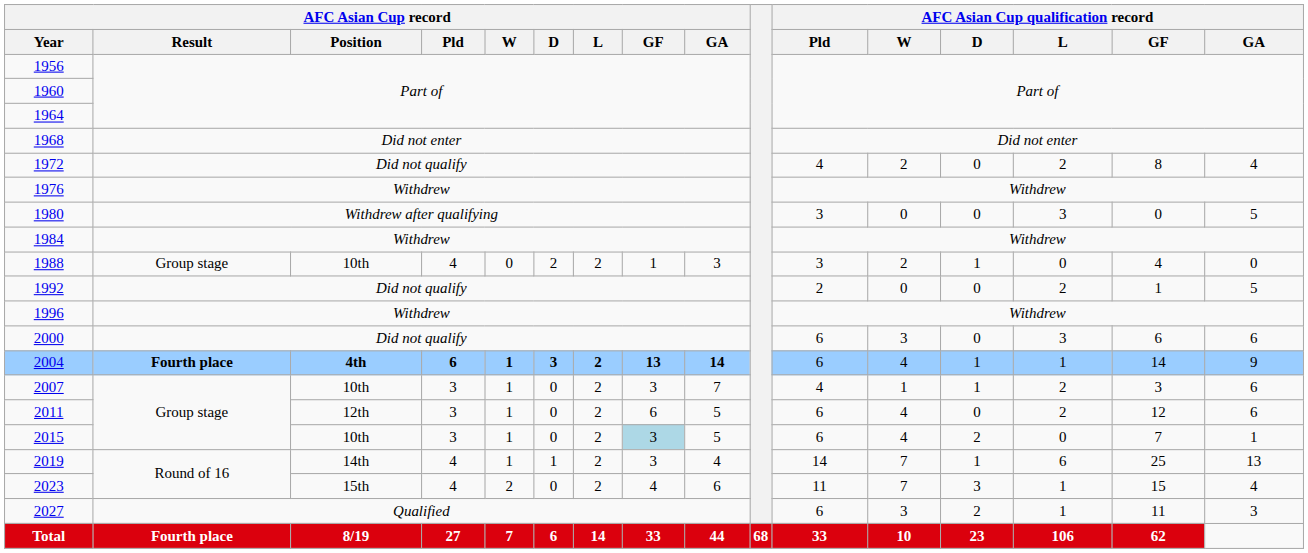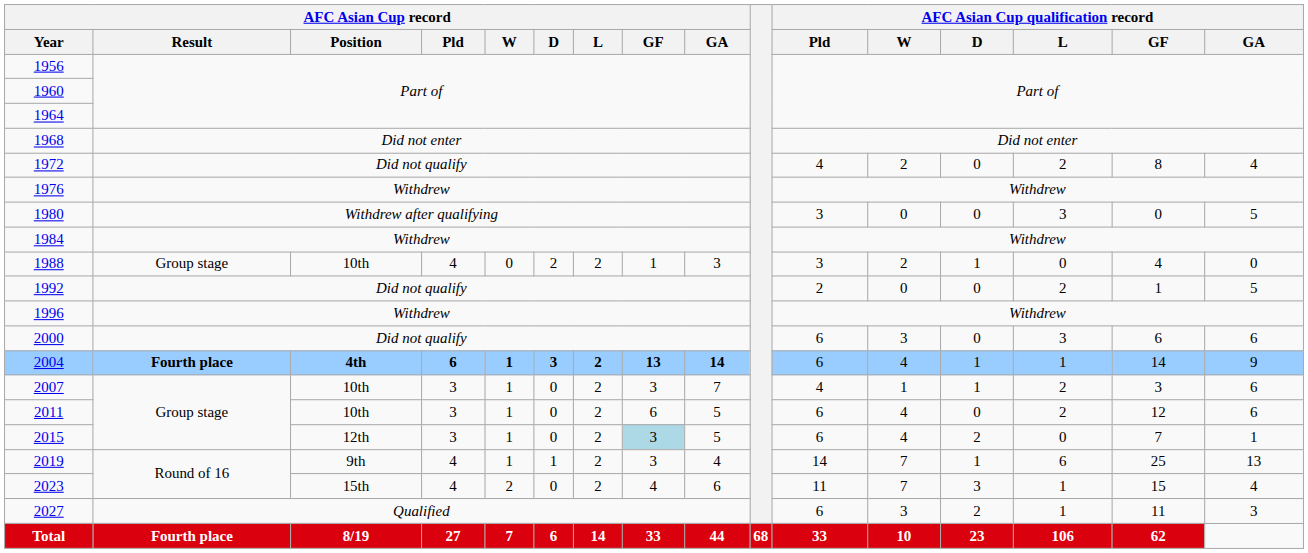(356, 412) 12th -> (356, 412) 10th
(356, 437) 10th -> (356, 437) 12th
(356, 461) 14th -> (356, 461) 9th
